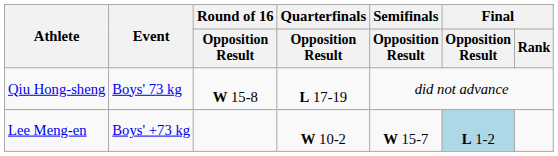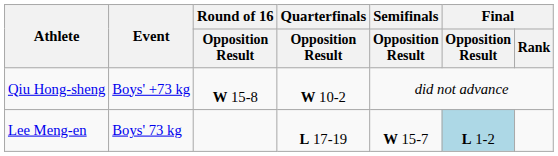(147, 89) Boys' 73 kg -> (151, 89) Boys' +73 kg
(323, 97) L 17-19 -> (323, 97) W 10-2
(151, 130) Boys' +73 kg -> (147, 130) Boys' 73 kg
(323, 139) W 10-2 -> (323, 139) L 17-19
